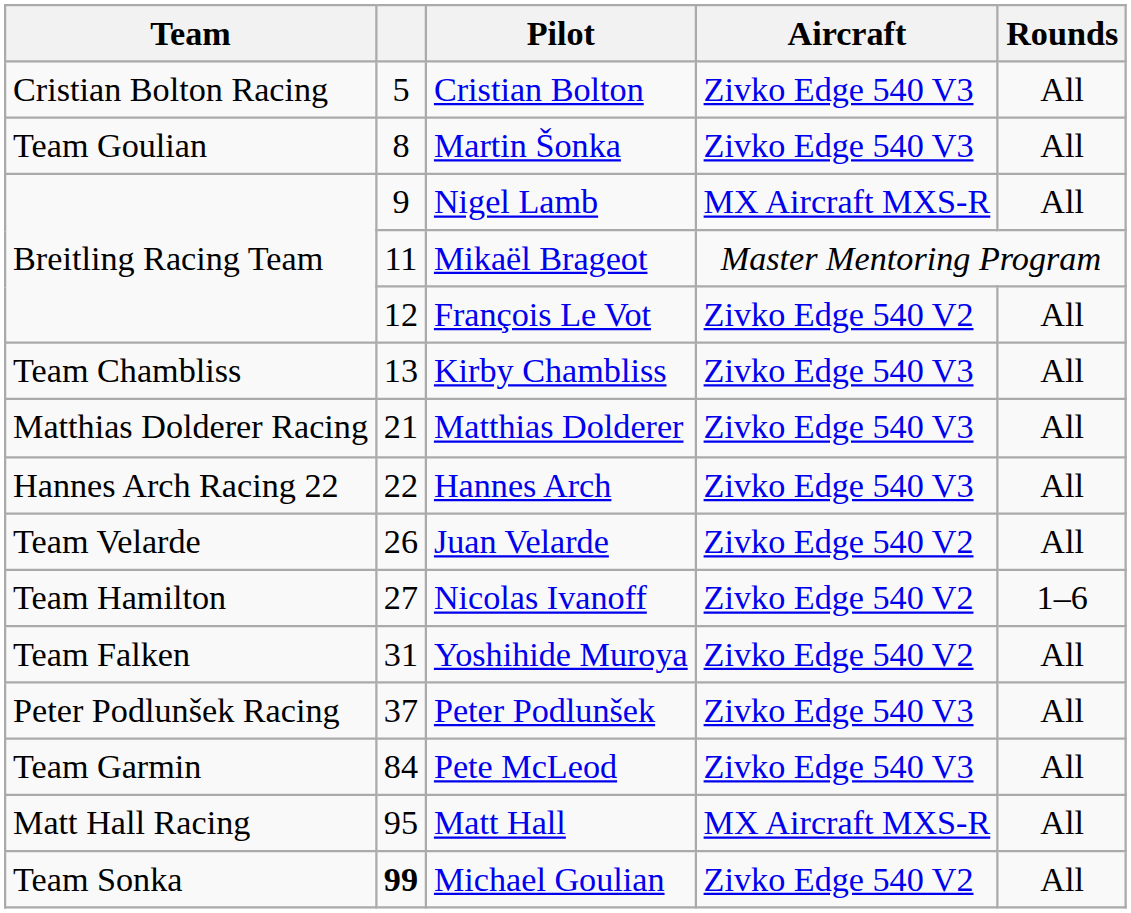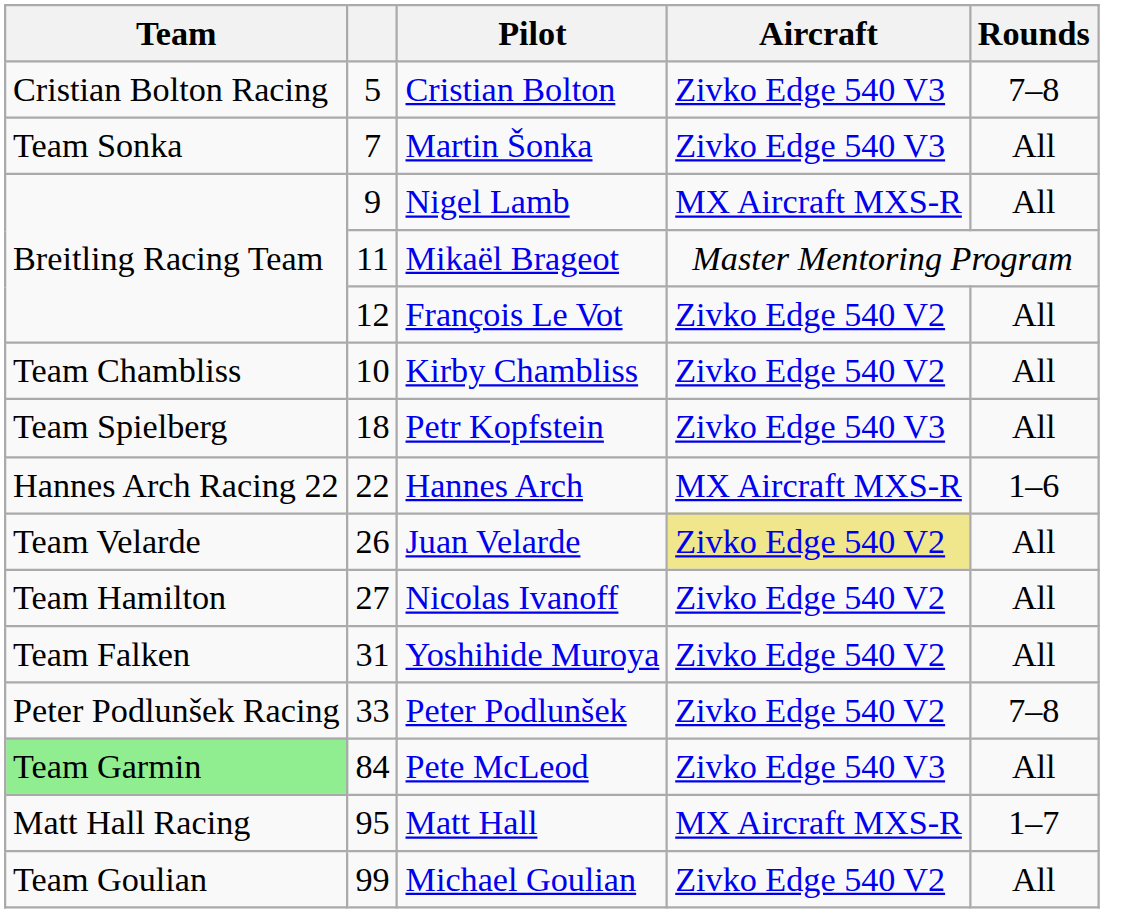(1062, 89) All -> (1034, 89) 7–8
(110, 145) Team Goulian -> (98, 145) Team Sonka
(401, 145) 8 -> (373, 145) 7
(401, 371) 13 -> (373, 371) 10
(839, 371) Zivko Edge 540 V3 -> (810, 371) Zivko Edge 540 V2
+ row: (505, 427)
- row: (559, 427)
(839, 484) Zivko Edge 540 V3 -> (819, 484) MX Aircraft MXS-R
(1062, 484) All -> (1034, 484) 1–6
(839, 540) no background -> (810, 540) khaki background
(1062, 596) 1–6 -> (1034, 596) All
(401, 709) 37 -> (373, 709) 33
(839, 709) Zivko Edge 540 V3 -> (810, 709) Zivko Edge 540 V2
(1062, 709) All -> (1034, 709) 7–8
(107, 765) no background -> (107, 765) lightgreen background
(1062, 822) All -> (1034, 822) 1–7
(98, 878) Team Sonka -> (110, 878) Team Goulian
(401, 878) bold -> (373, 878) normal
